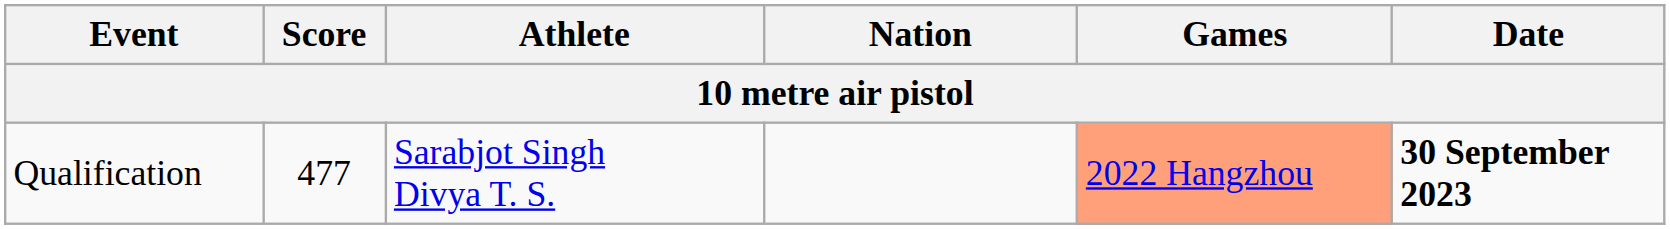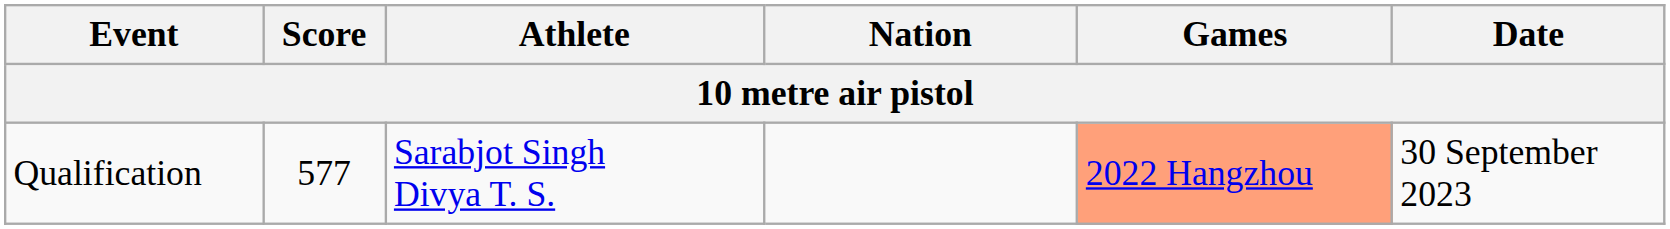(324, 173) 477 -> (324, 173) 577
(1505, 173) bold -> (1499, 173) normal
